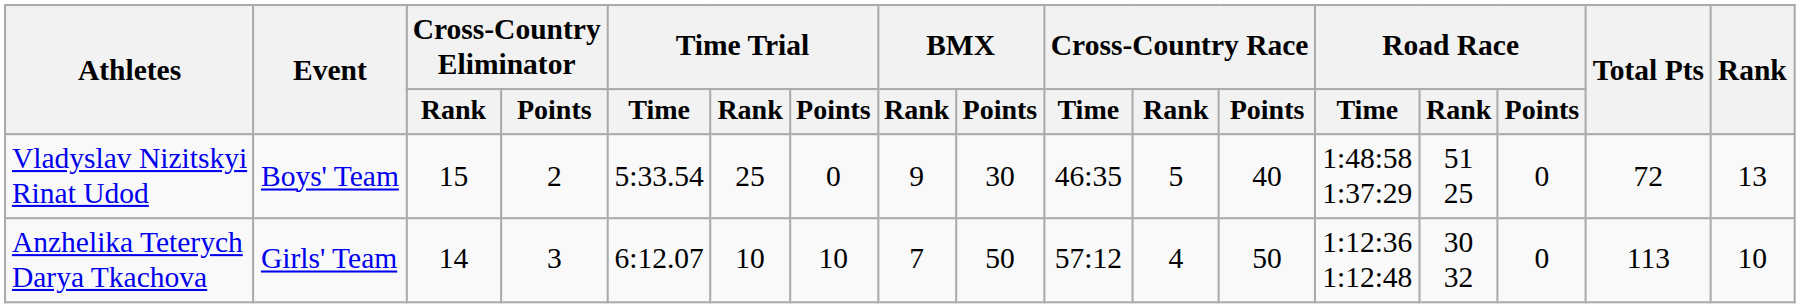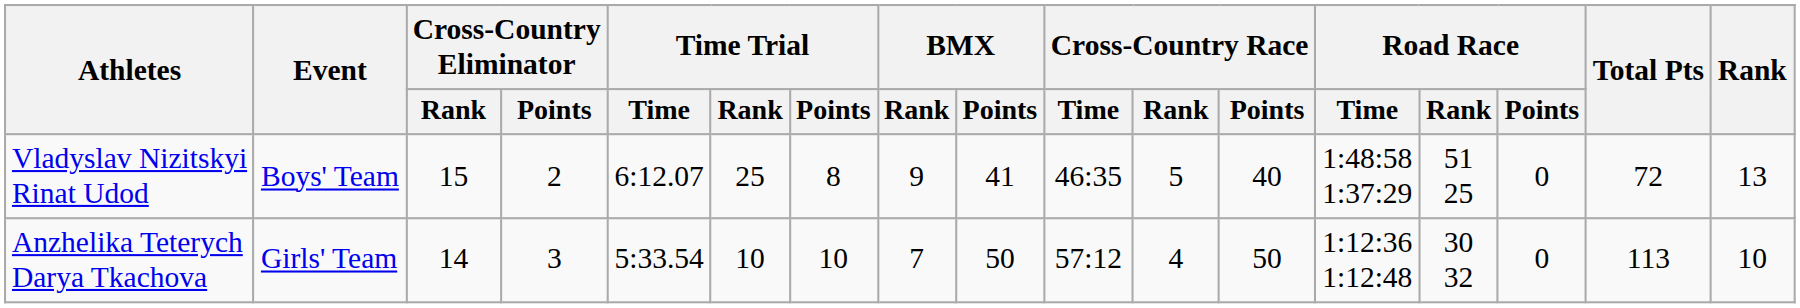(659, 176) 5:33.54 -> (659, 176) 6:12.07
(833, 176) 0 -> (833, 176) 8
(1000, 176) 30 -> (1000, 176) 41
(659, 259) 6:12.07 -> (659, 259) 5:33.54
